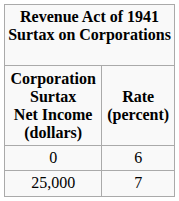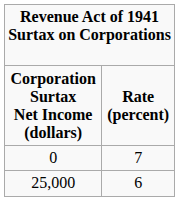(138, 157) 6 -> (138, 157) 7
(138, 183) 7 -> (138, 183) 6
